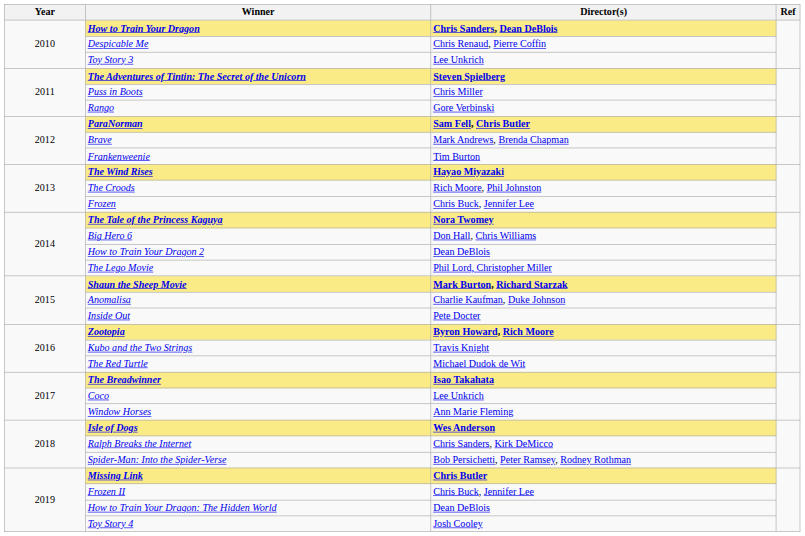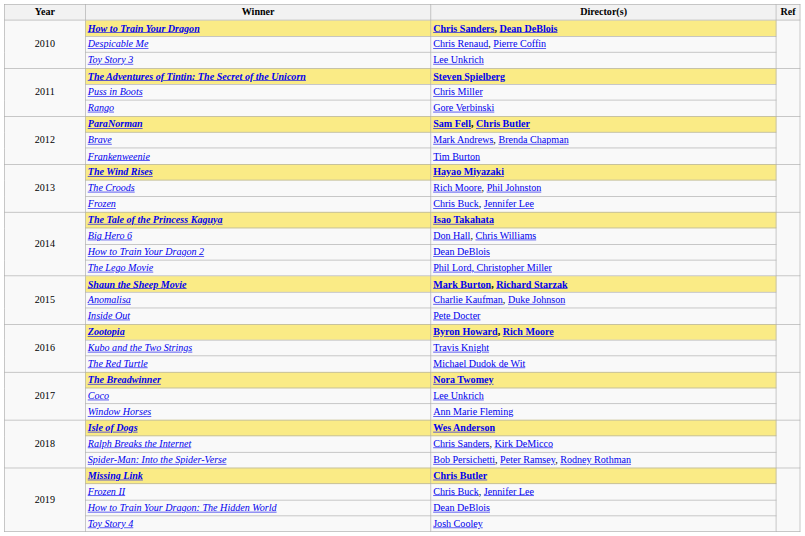(463, 220) Nora Twomey -> (464, 220) Isao Takahata
(464, 380) Isao Takahata -> (463, 380) Nora Twomey
